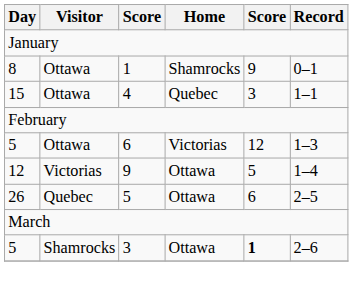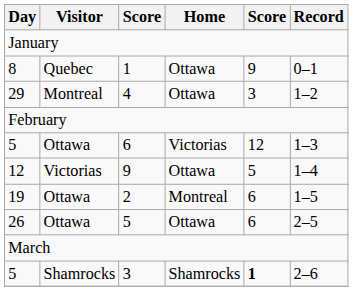(67, 68) Ottawa -> (68, 68) Quebec
(204, 68) Shamrocks -> (192, 68) Ottawa
- row: (16, 94)
+ row: (16, 94)
+ row: (16, 196)
(68, 196) Quebec -> (67, 222) Ottawa
(192, 247) Ottawa -> (204, 273) Shamrocks
